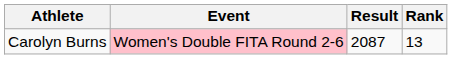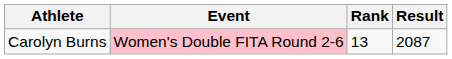columns swapped: (375, 16) <-> (424, 16)
